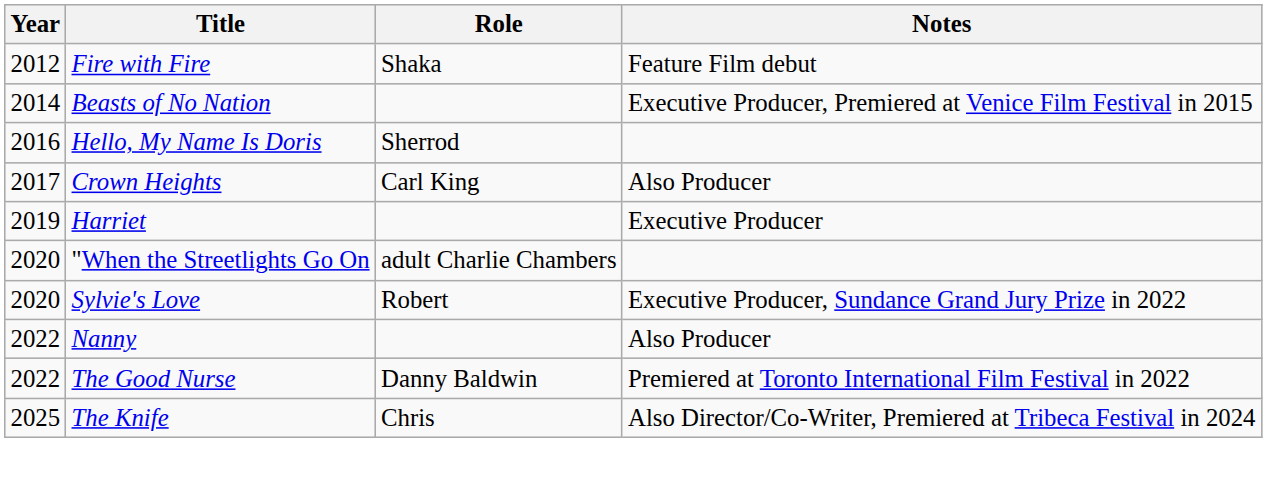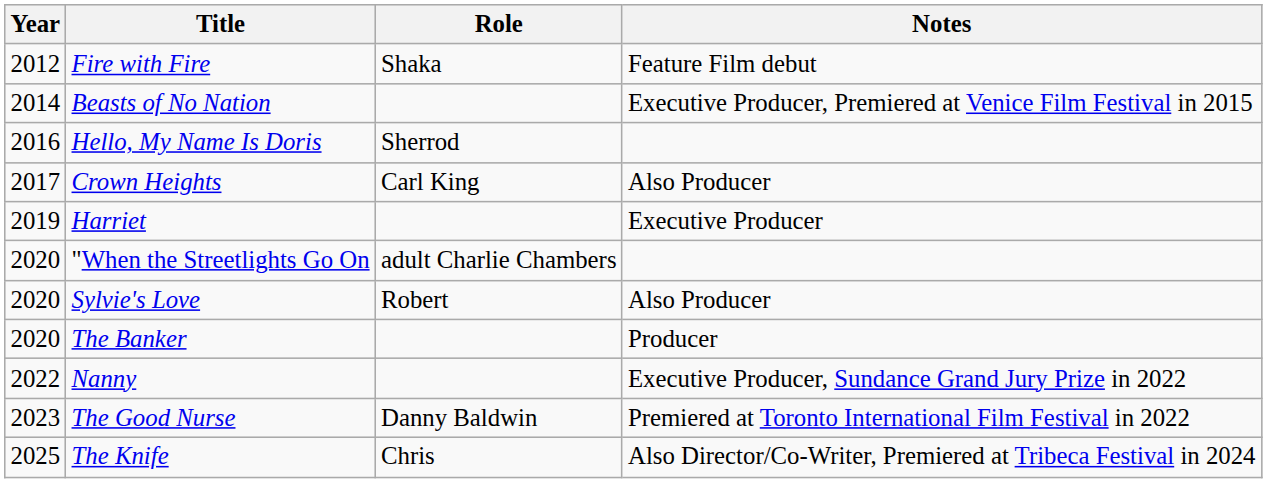(907, 299) Executive Producer, Sundance Grand Jury Prize in 2022 -> (699, 299) Also Producer
+ row: (129, 338)
(699, 338) Also Producer -> (907, 378) Executive Producer, Sundance Grand Jury Prize in 2022
(35, 378) 2022 -> (35, 417) 2023
